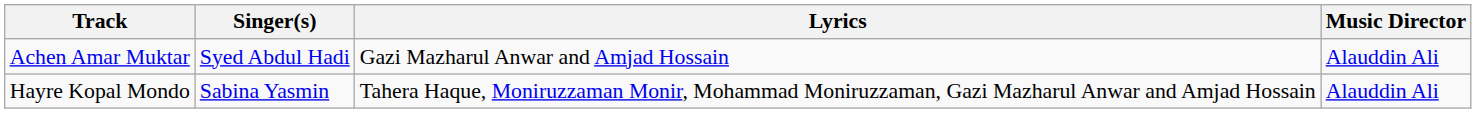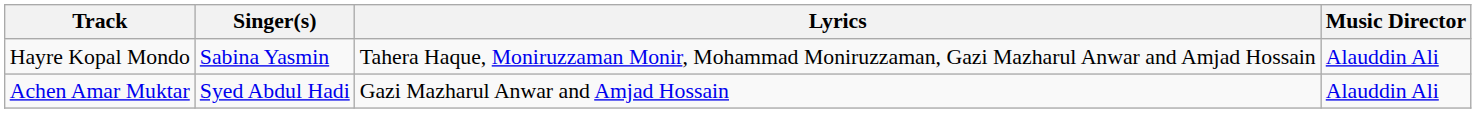rows swapped: (100, 56) <-> (100, 90)
